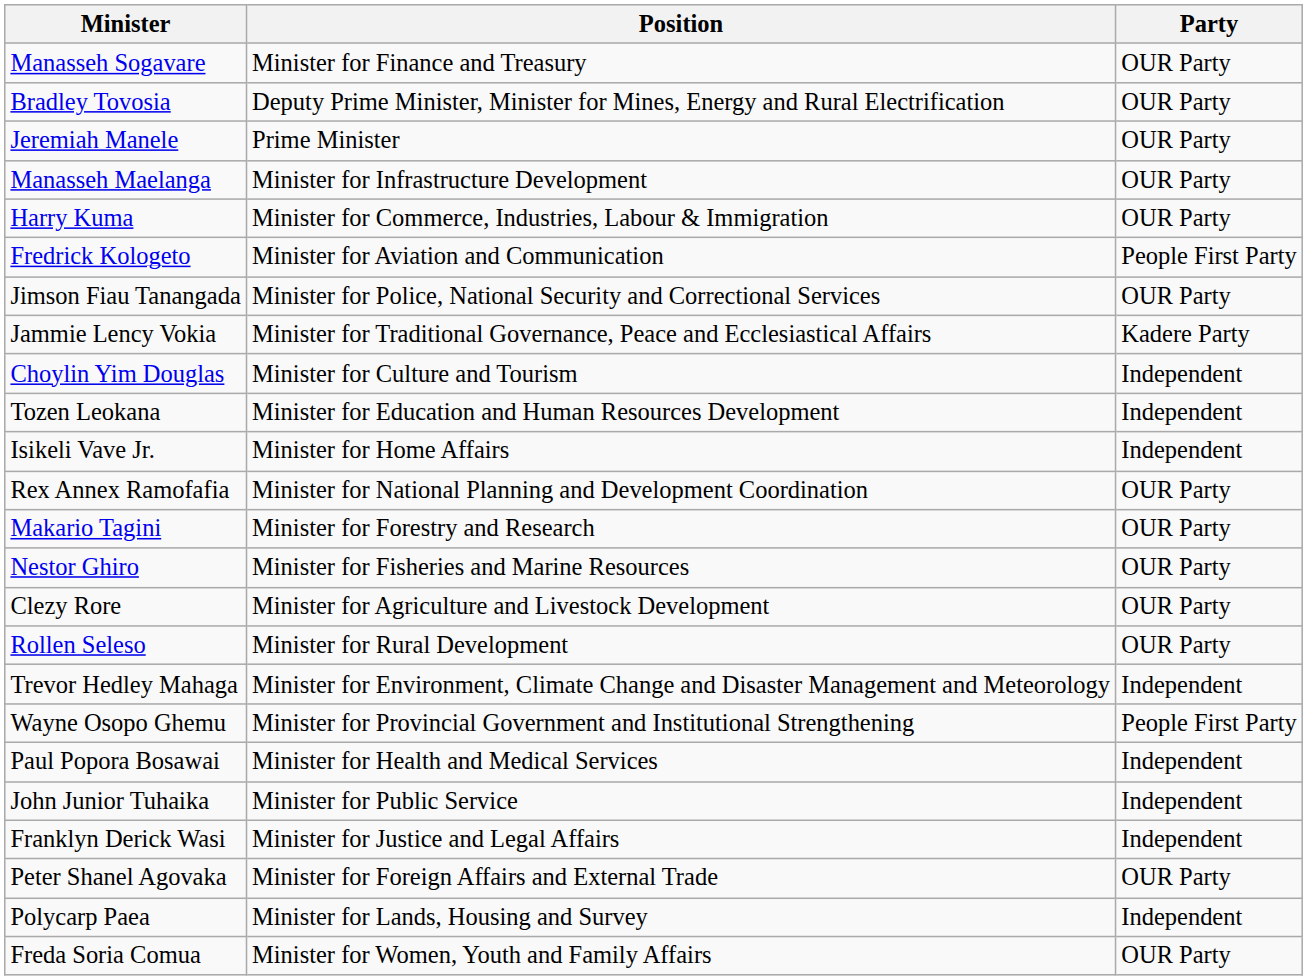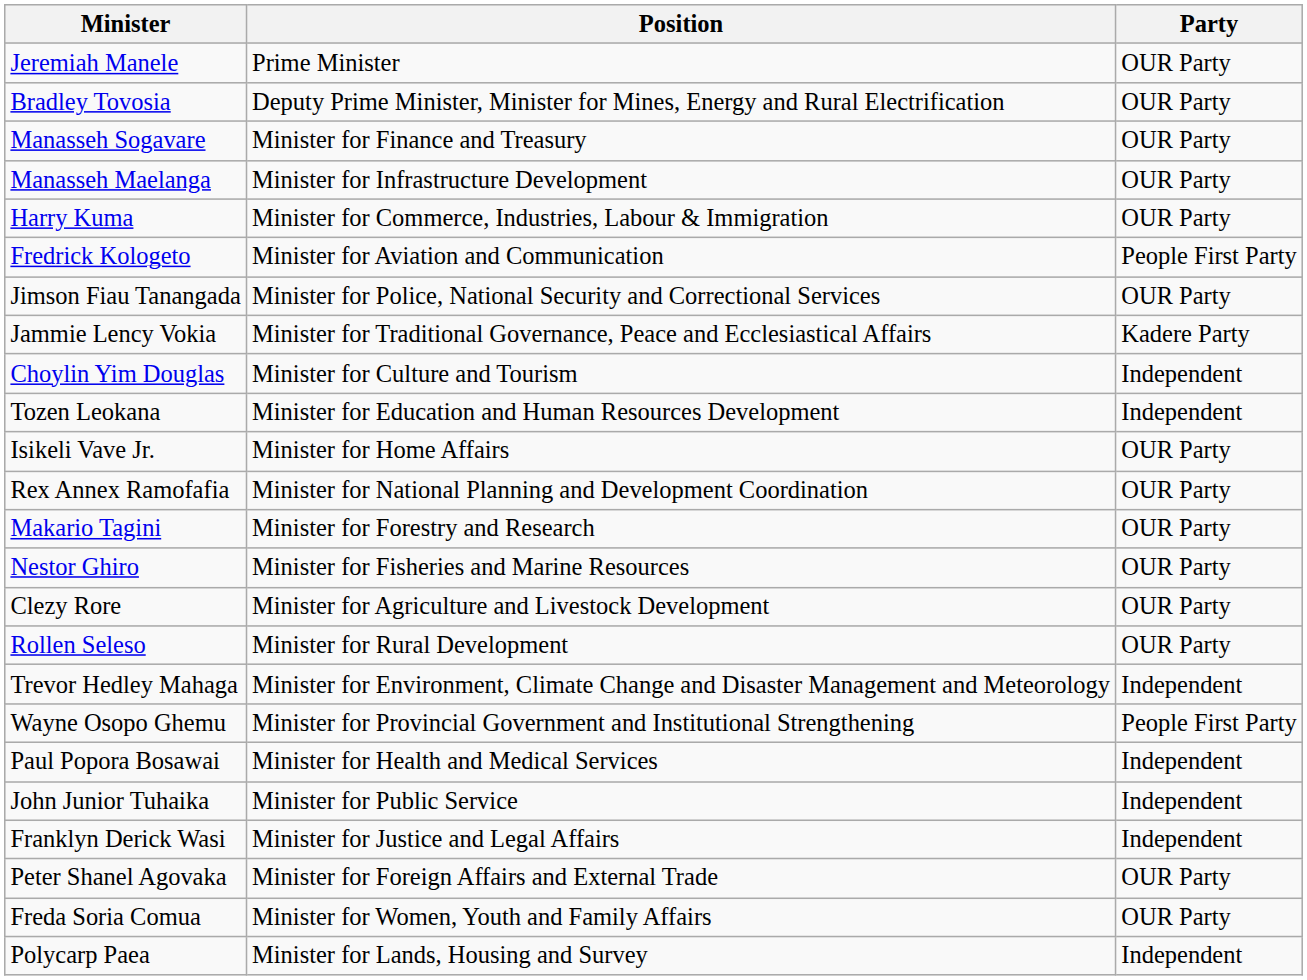rows swapped: (94, 140) <-> (108, 62)
(1182, 450) Independent -> (1176, 450) OUR Party
rows swapped: (80, 916) <-> (106, 955)
